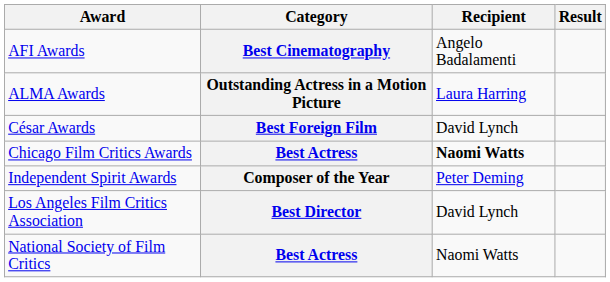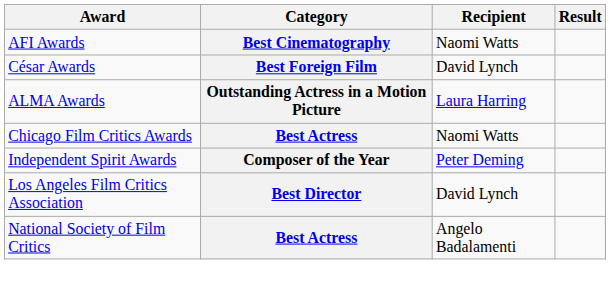(476, 51) Angelo Badalamenti -> (477, 42) Naomi Watts
rows swapped: (52, 128) <-> (56, 94)
(480, 153) bold -> (477, 135) normal
(477, 255) Naomi Watts -> (476, 237) Angelo Badalamenti
